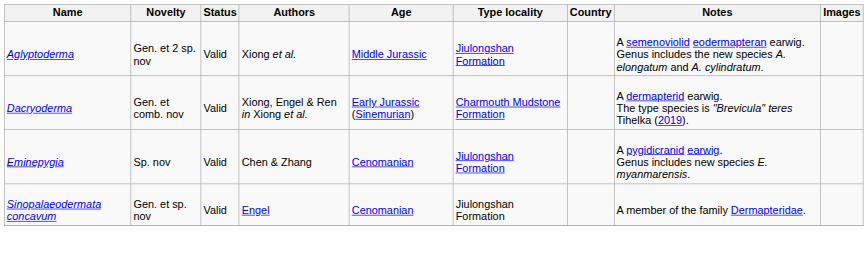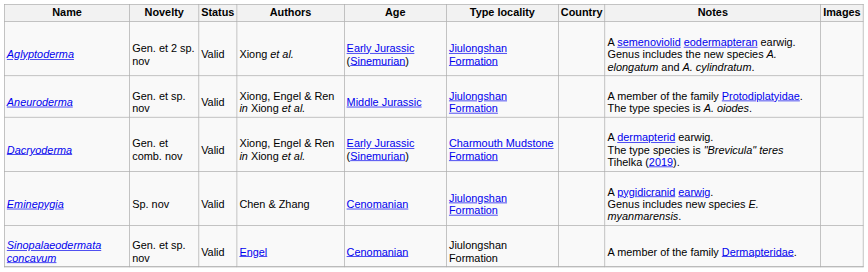(389, 54) Middle Jurassic -> (380, 54) Early Jurassic (Sinemurian)
+ row: (40, 102)
